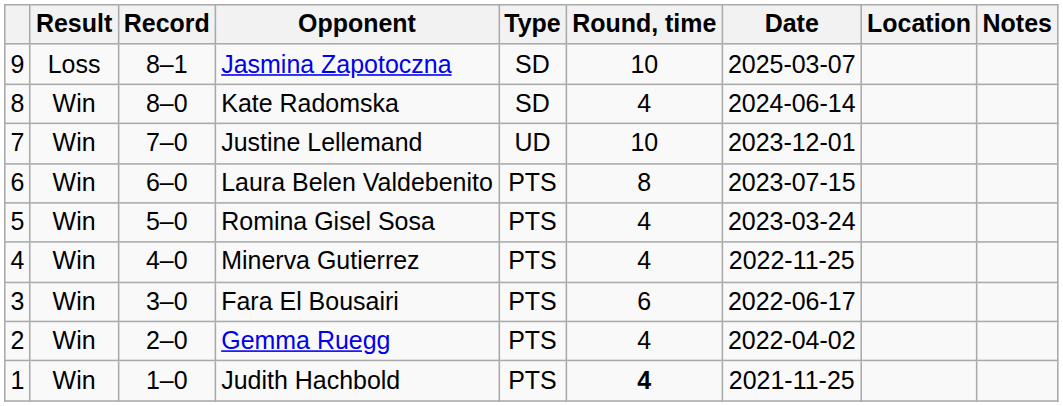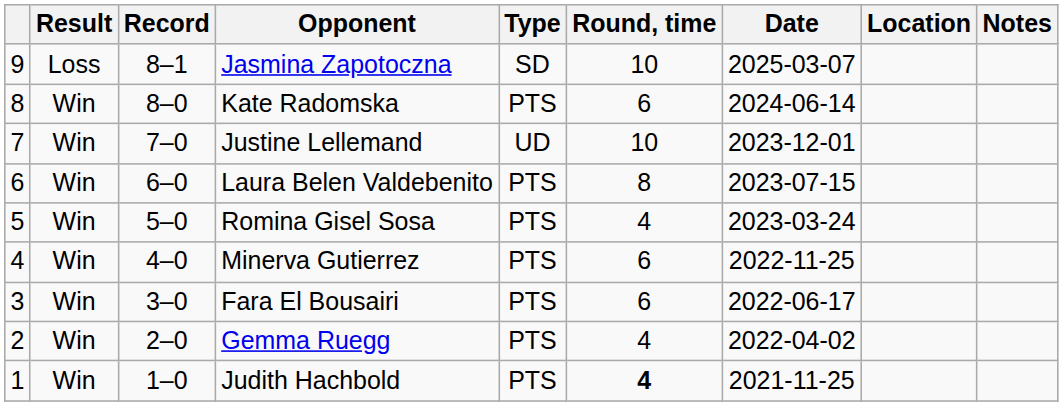(532, 103) SD -> (532, 103) PTS
(644, 103) 4 -> (644, 103) 6
(644, 261) 4 -> (644, 261) 6
